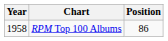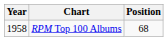(144, 28) 86 -> (144, 28) 68
